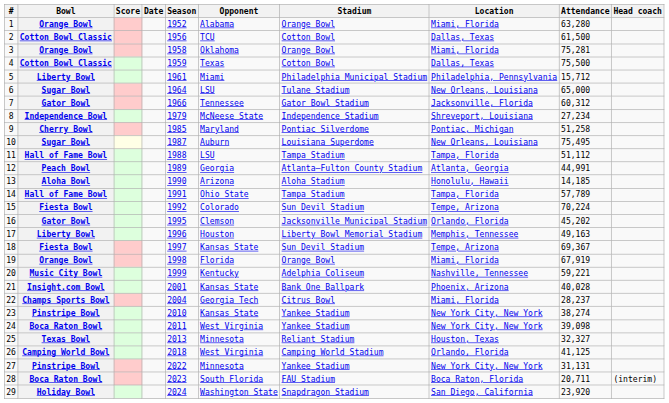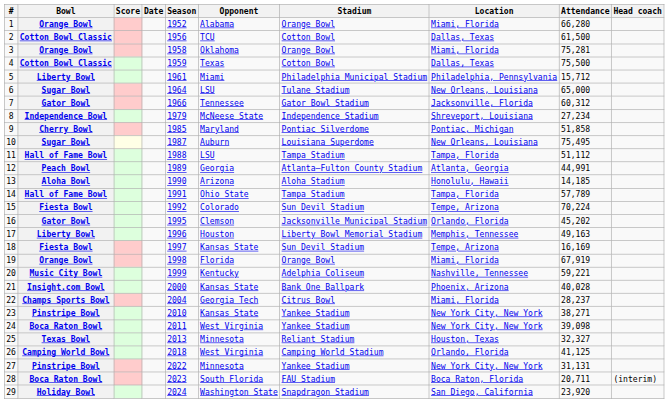(576, 24) 63,280 -> (576, 24) 66,280
(576, 129) 51,258 -> (576, 129) 51,858
(576, 247) 69,367 -> (576, 247) 16,169
(177, 287) 2001 -> (177, 287) 2000
(576, 313) 38,274 -> (576, 313) 38,271
